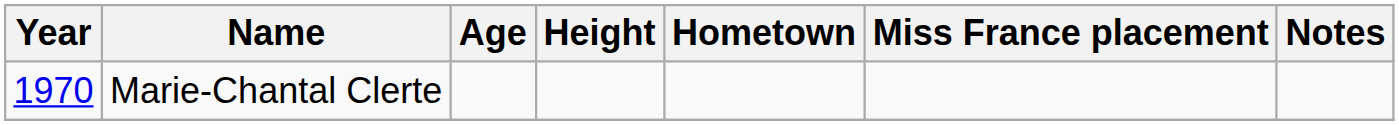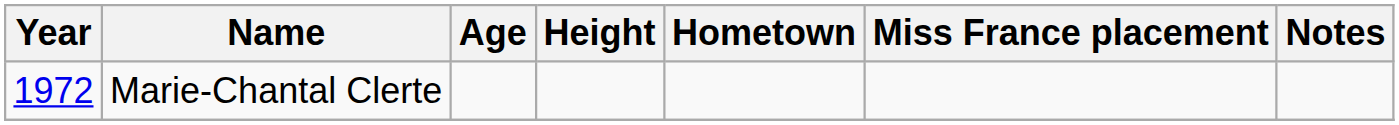(53, 90) 1970 -> (53, 90) 1972
